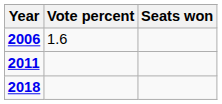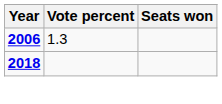(57, 39) 1.6 -> (57, 39) 1.3
- row: (24, 63)
